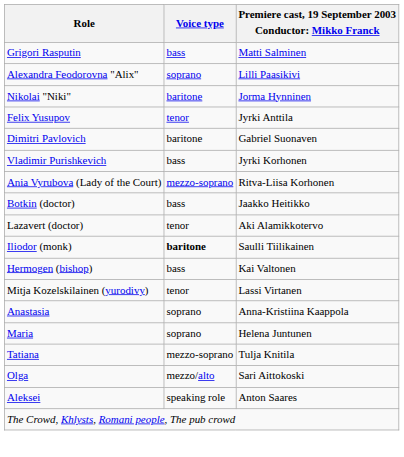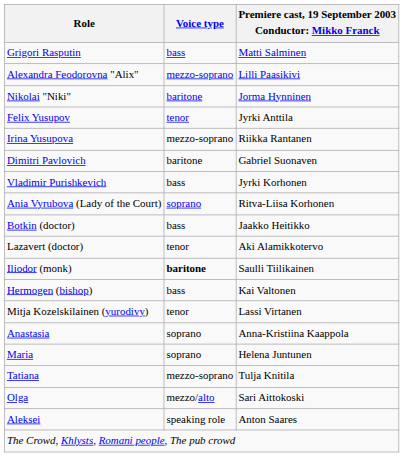(184, 74) soprano -> (200, 74) mezzo-soprano
+ row: (40, 139)
(200, 182) mezzo-soprano -> (184, 204) soprano
